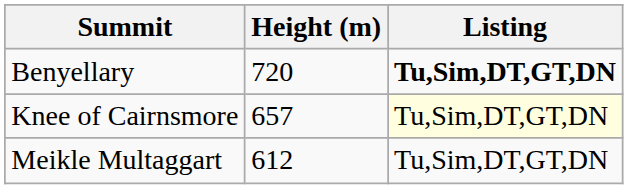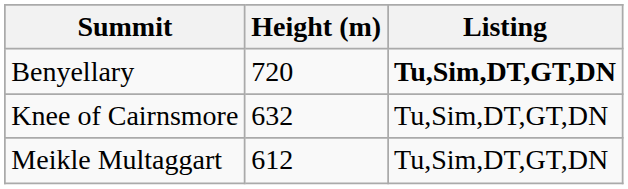(272, 115) 657 -> (272, 115) 632
(501, 115) lightyellow background -> (501, 115) no background
